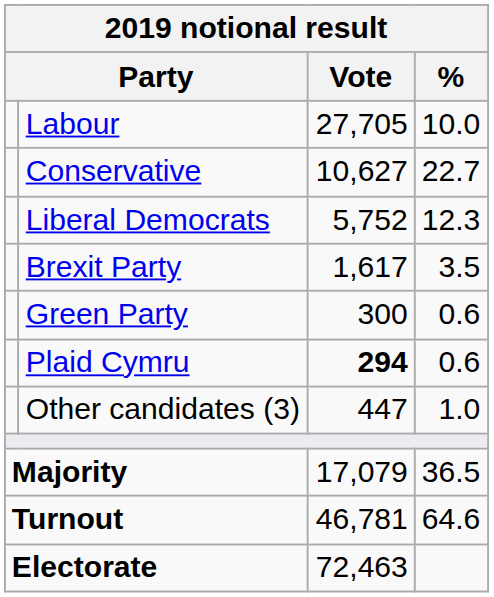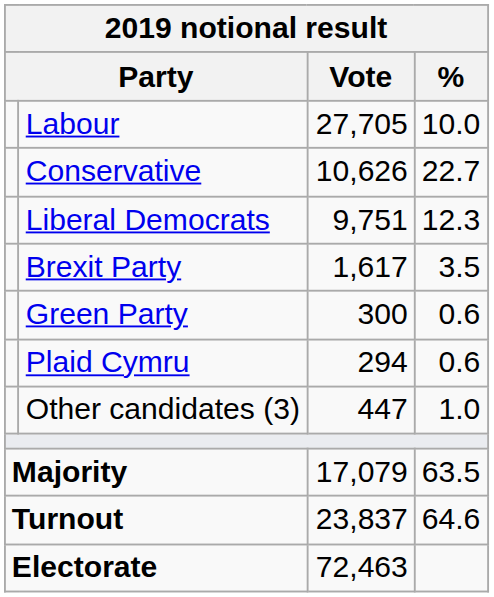(362, 171) 10,627 -> (362, 171) 10,626
(370, 219) 5,752 -> (370, 219) 9,751
(383, 362) bold -> (383, 362) normal
(451, 471) 36.5 -> (451, 471) 63.5
(362, 519) 46,781 -> (362, 519) 23,837
